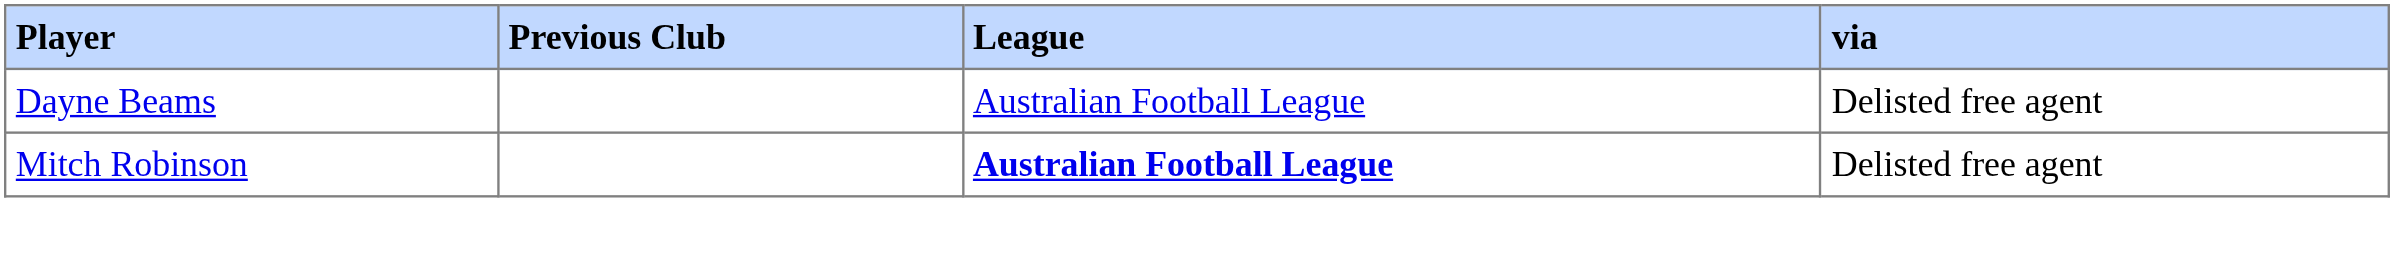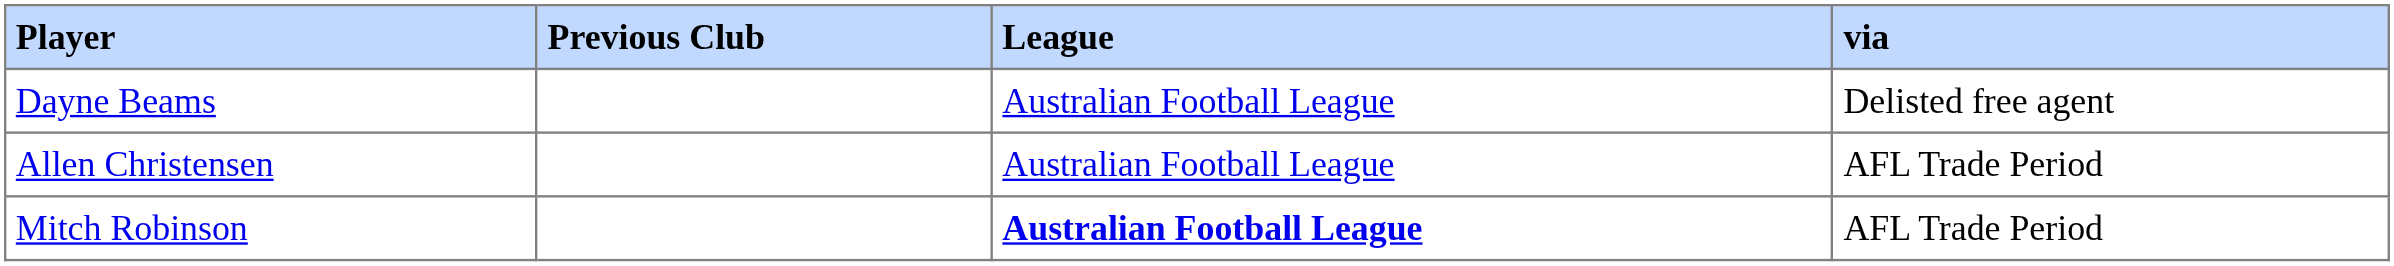+ row: (145, 163)
(1967, 163) Delisted free agent -> (1973, 227) AFL Trade Period
